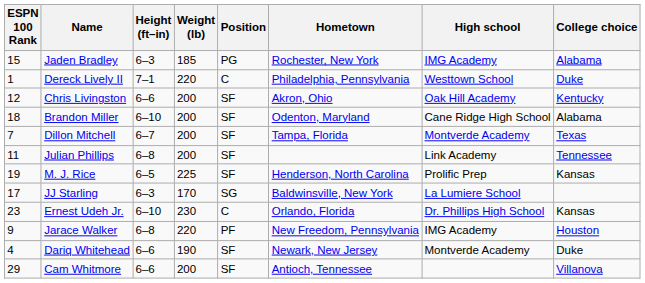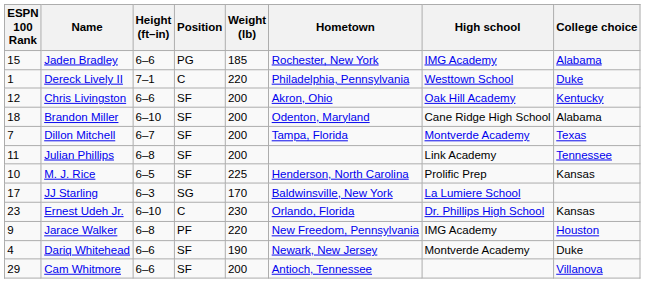columns swapped: (196, 27) <-> (243, 27)
(145, 60) 6–3 -> (145, 60) 6–6
(14, 174) 19 -> (14, 174) 10
